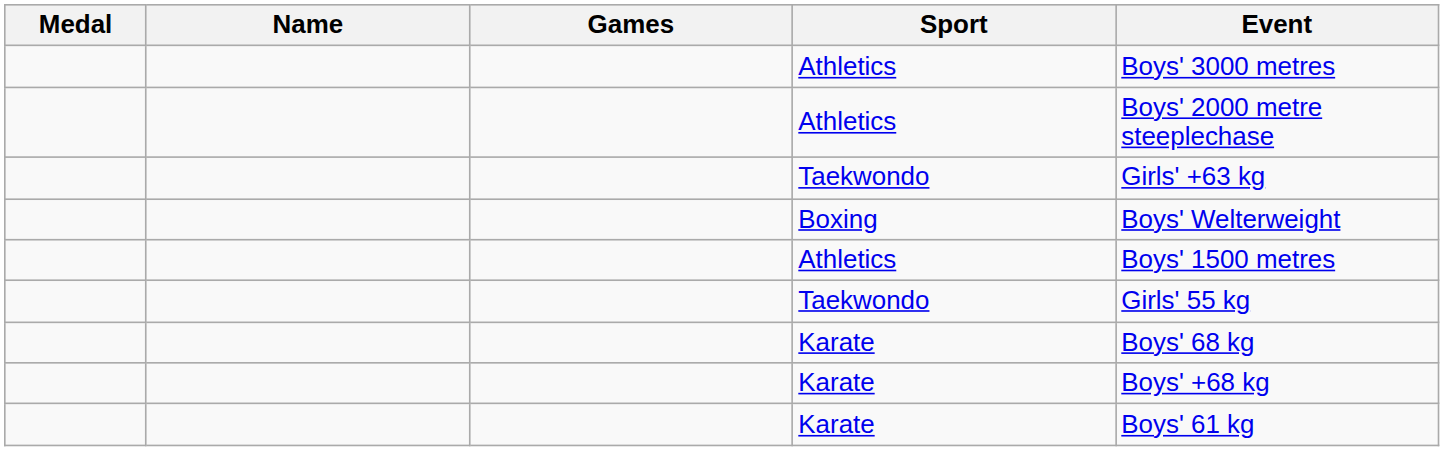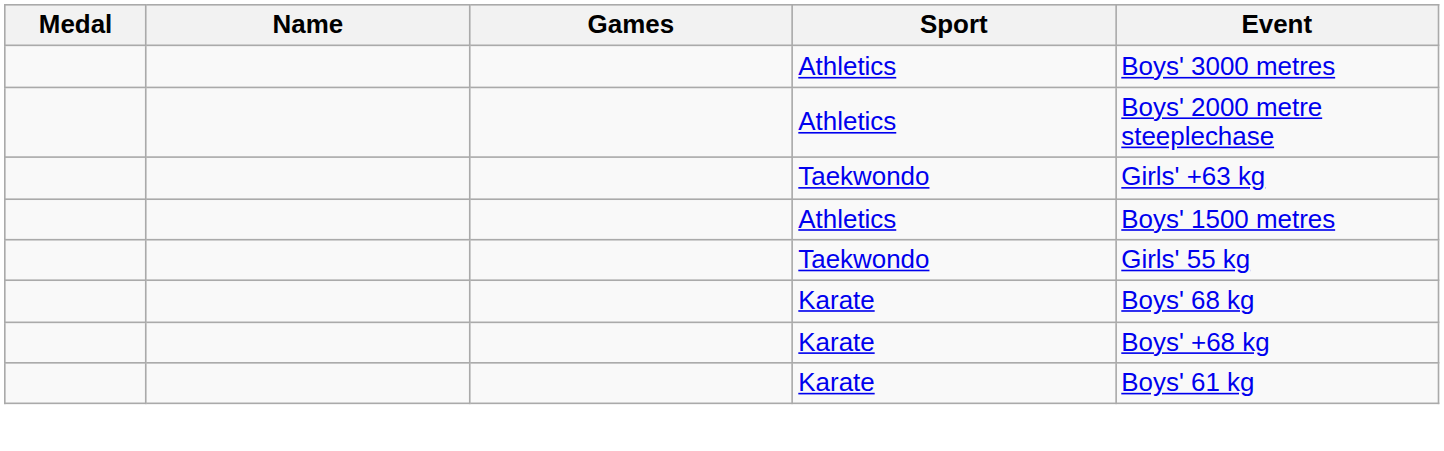- row: (76, 219)
